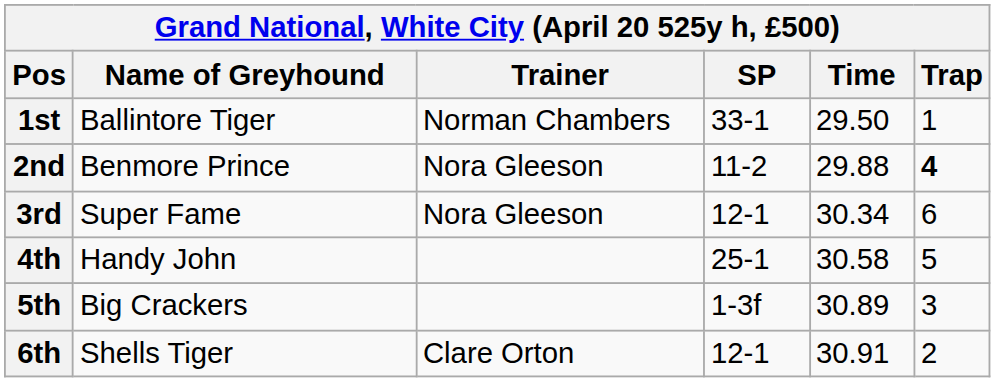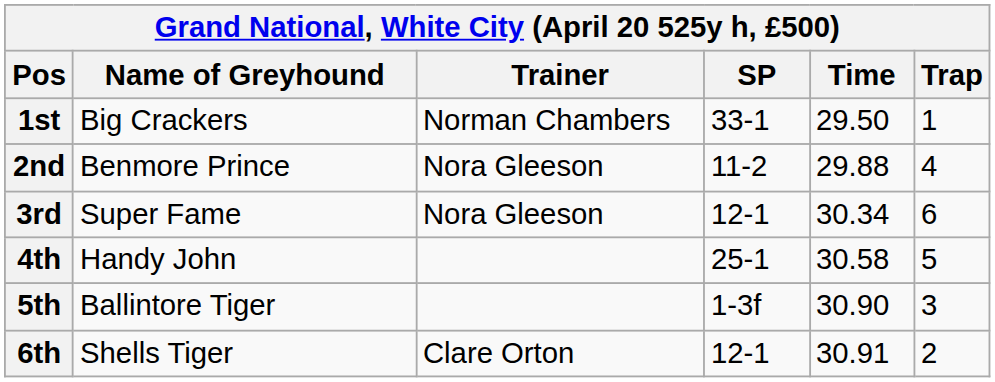(178, 120) Ballintore Tiger -> (164, 120) Big Crackers
(929, 167) bold -> (929, 167) normal
(164, 306) Big Crackers -> (178, 306) Ballintore Tiger
(853, 306) 30.89 -> (853, 306) 30.90
